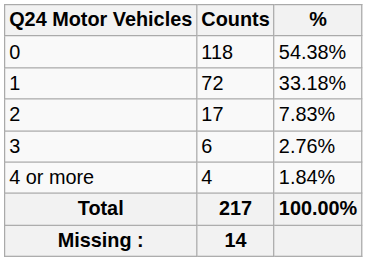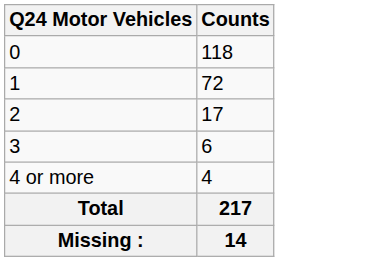- column: (318, 20)
